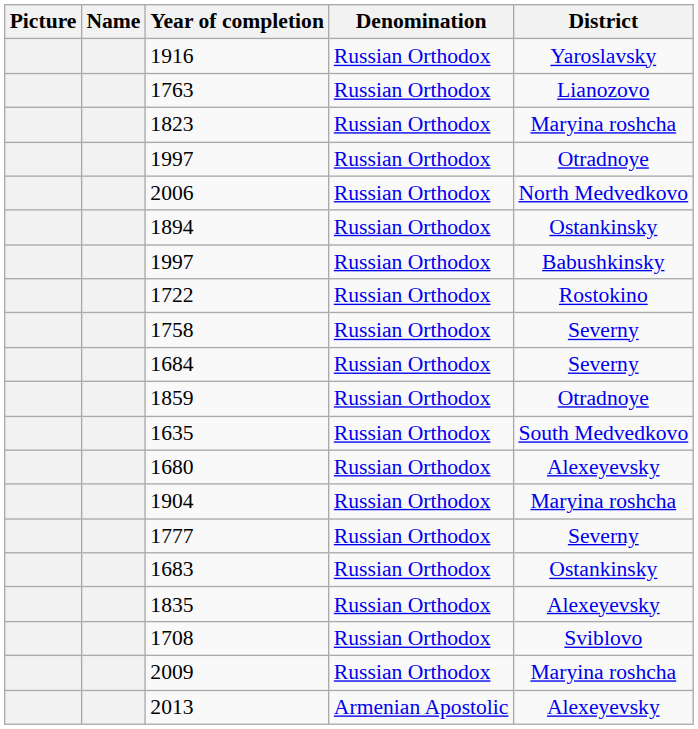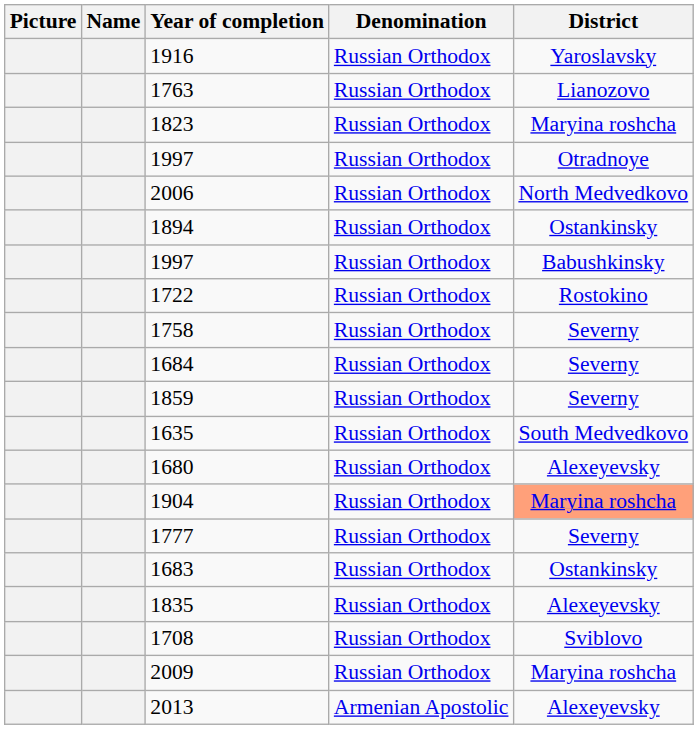(603, 398) Otradnoye -> (603, 398) Severny
(603, 501) no background -> (603, 501) lightsalmon background
